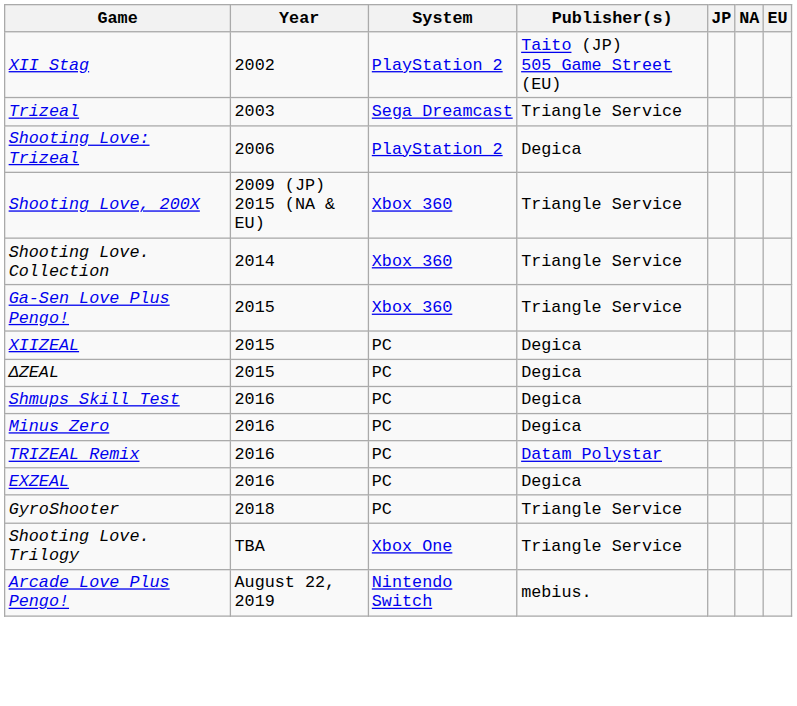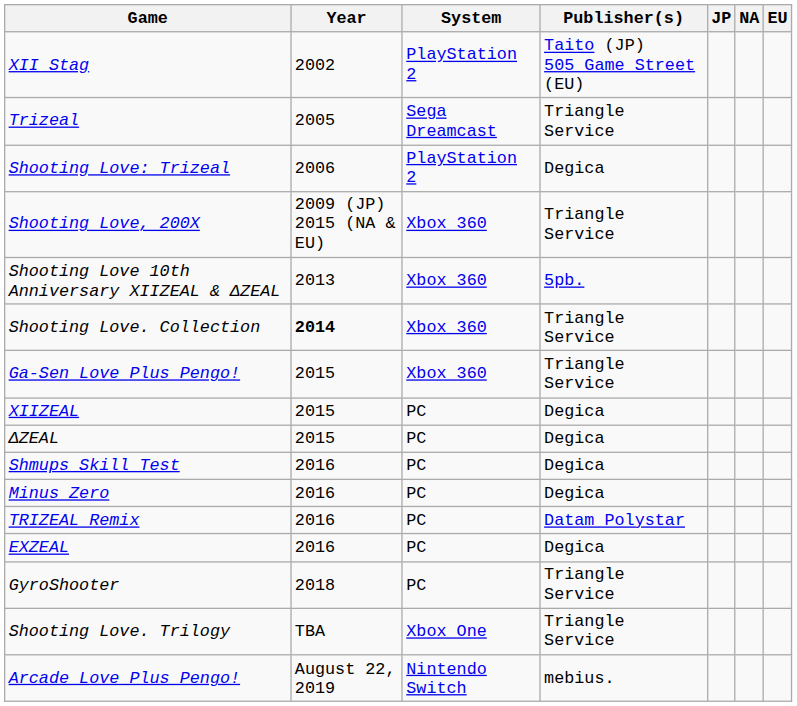(255, 112) 2003 -> (315, 121) 2005
+ row: (144, 281)
(255, 261) normal -> (315, 327) bold
